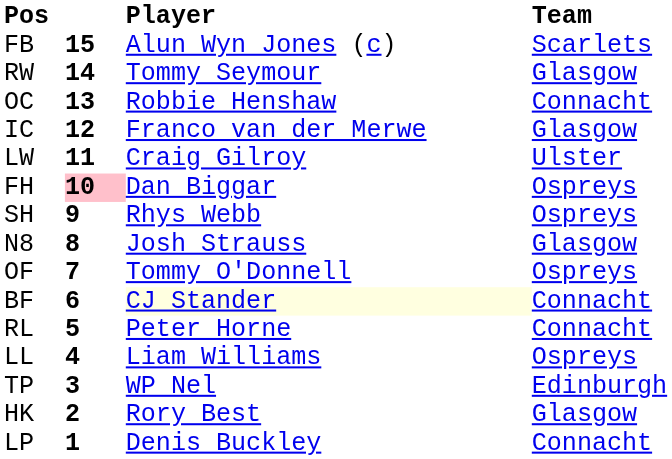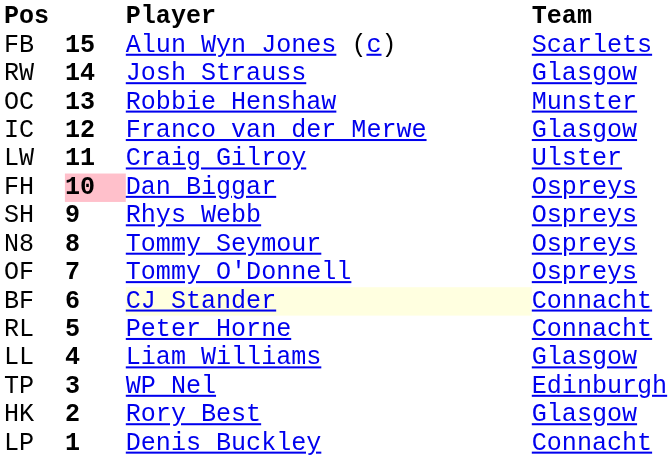(224, 74) Tommy Seymour -> (216, 74) Josh Strauss
(592, 102) Connacht -> (584, 102) Munster
(216, 245) Josh Strauss -> (224, 245) Tommy Seymour
(584, 245) Glasgow -> (584, 245) Ospreys
(584, 358) Ospreys -> (584, 358) Glasgow
